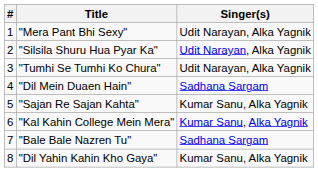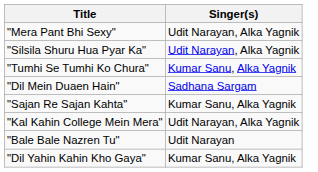- column: (10, 14)
(245, 68) Udit Narayan, Alka Yagnik -> (232, 68) Kumar Sanu, Alka Yagnik
(244, 122) Kumar Sanu, Alka Yagnik -> (234, 122) Udit Narayan, Alka Yagnik
(224, 140) Sadhana Sargam -> (201, 140) Udit Narayan
